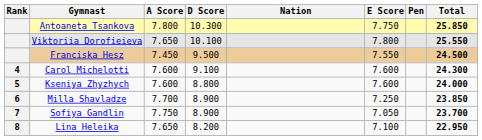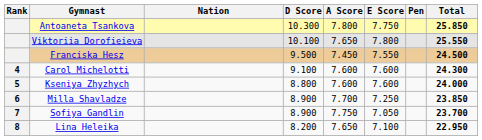columns swapped: (296, 12) <-> (165, 12)
